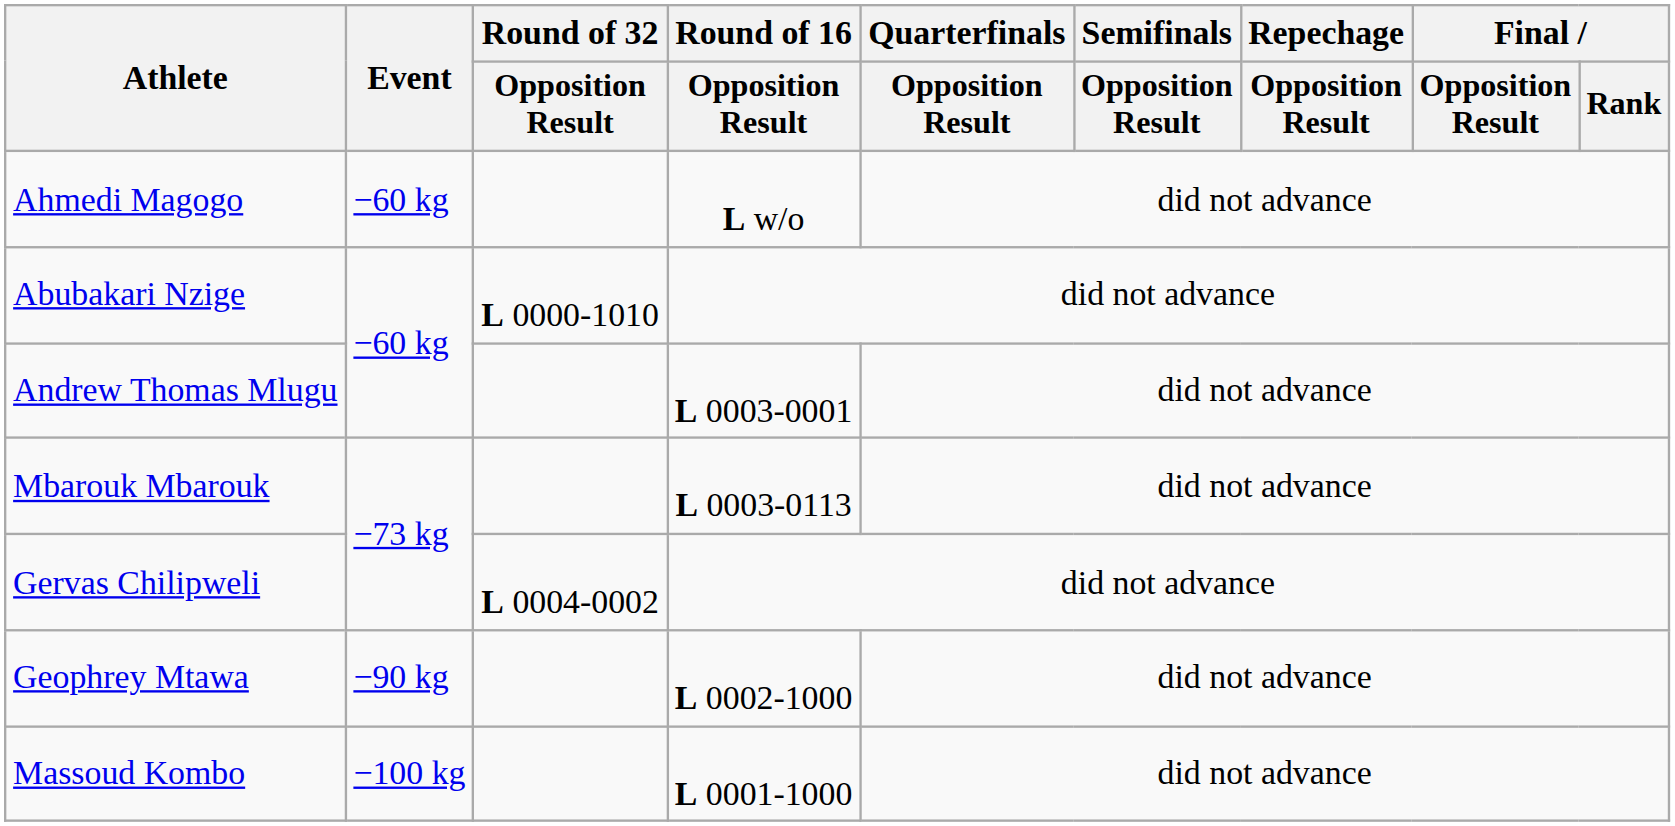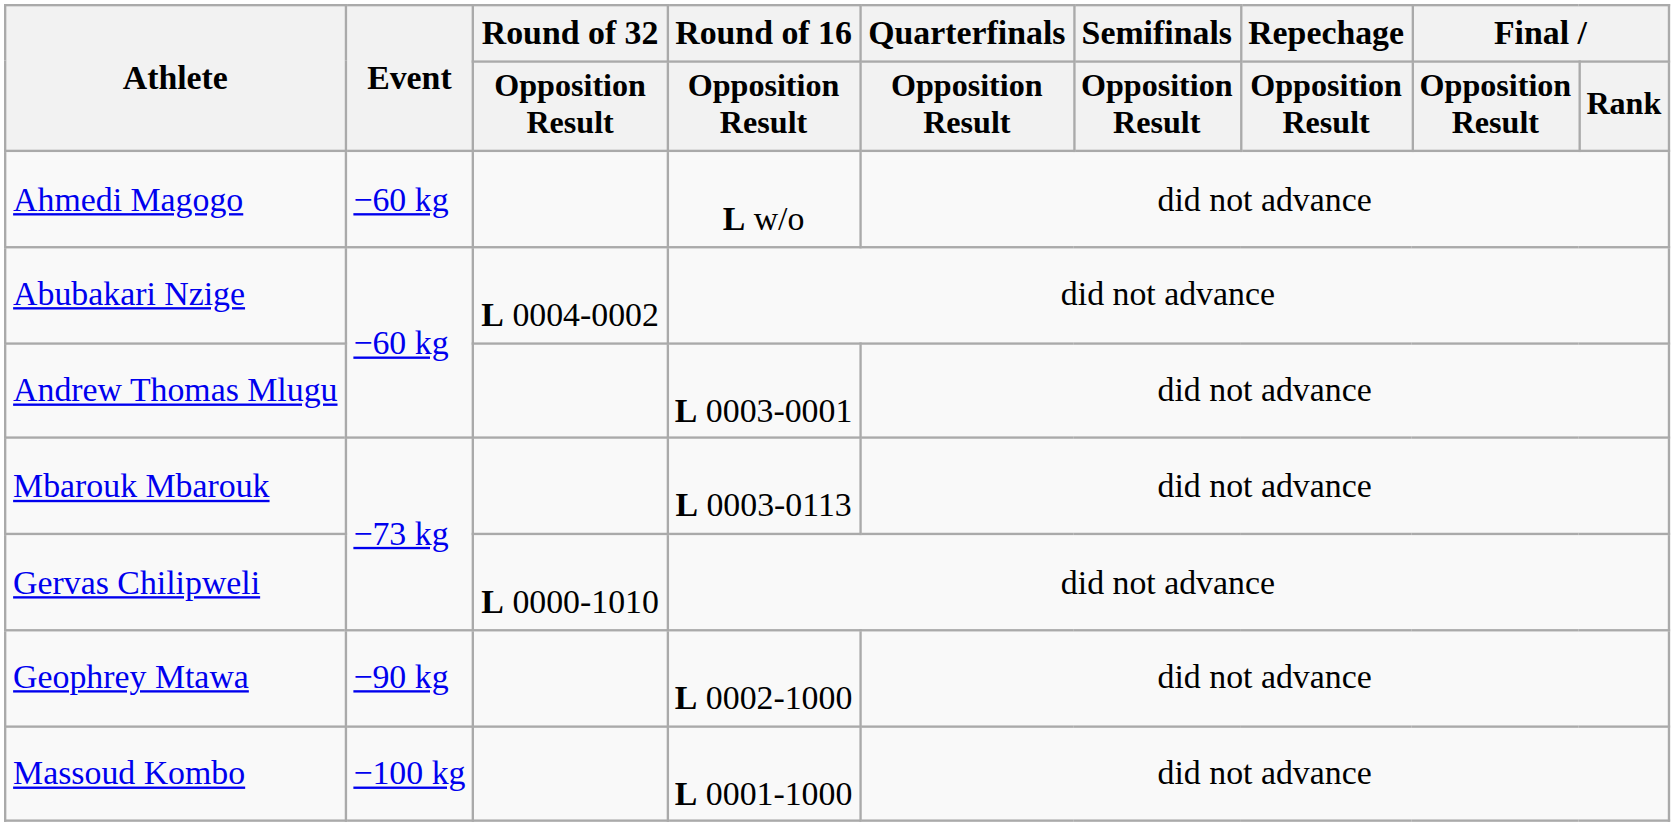(570, 314) L 0000-1010 -> (570, 314) L 0004-0002
(570, 602) L 0004-0002 -> (570, 602) L 0000-1010
